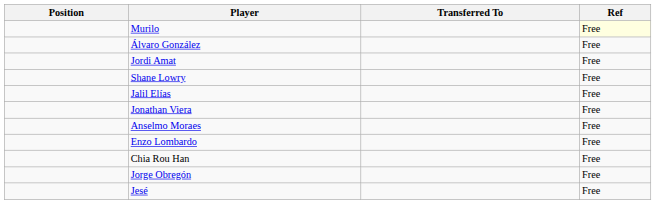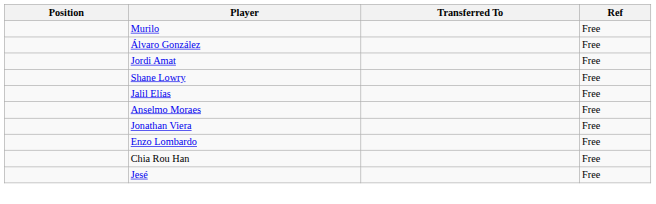(591, 28) lightyellow background -> (591, 28) no background
rows swapped: (166, 126) <-> (161, 110)
- row: (161, 175)
